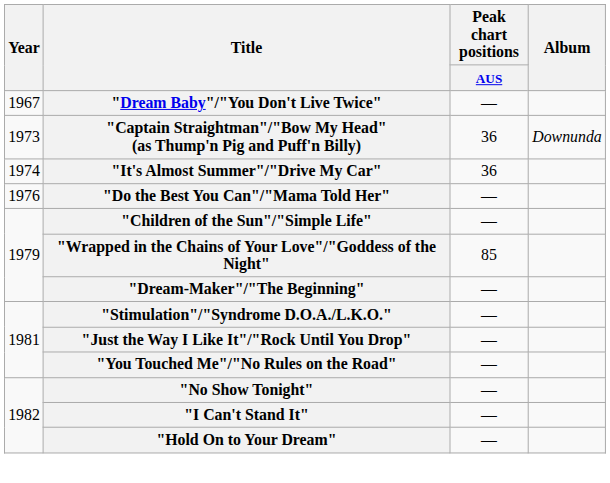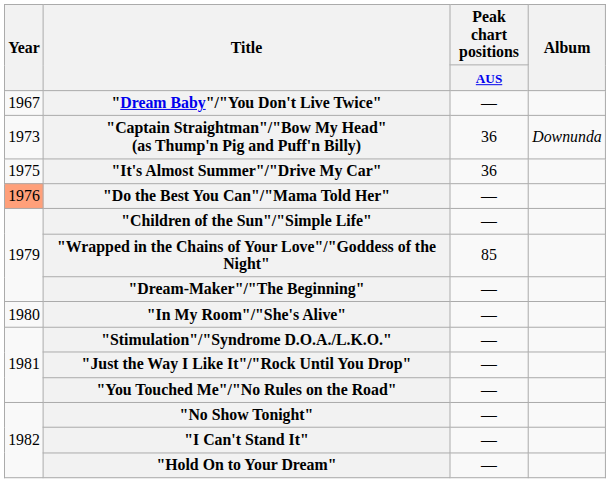(24, 171) 1974 -> (24, 171) 1975
(24, 196) no background -> (24, 196) lightsalmon background
+ row: (246, 314)
